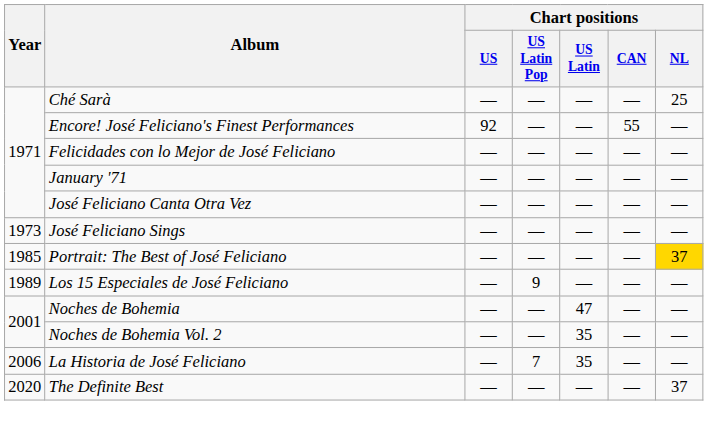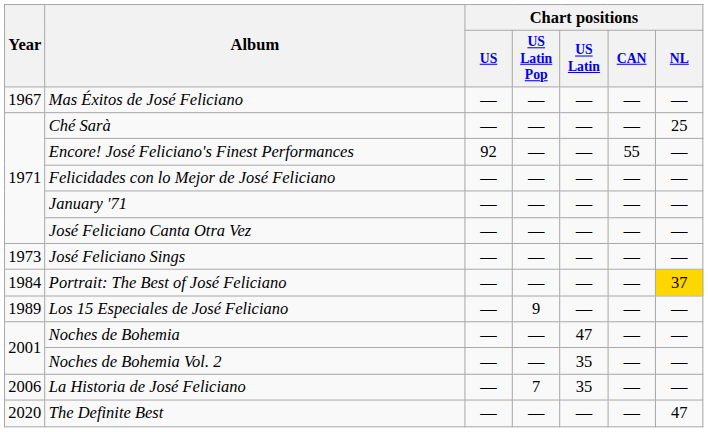+ row: (146, 99)
(25, 256) 1985 -> (25, 282) 1984
(679, 387) 37 -> (679, 413) 47
